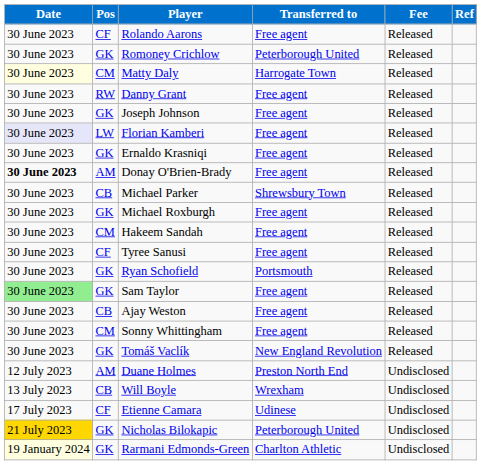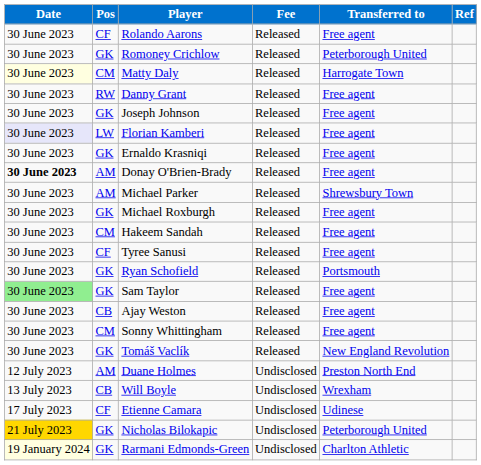columns swapped: (318, 14) <-> (418, 14)
(104, 192) CB -> (106, 192) AM
